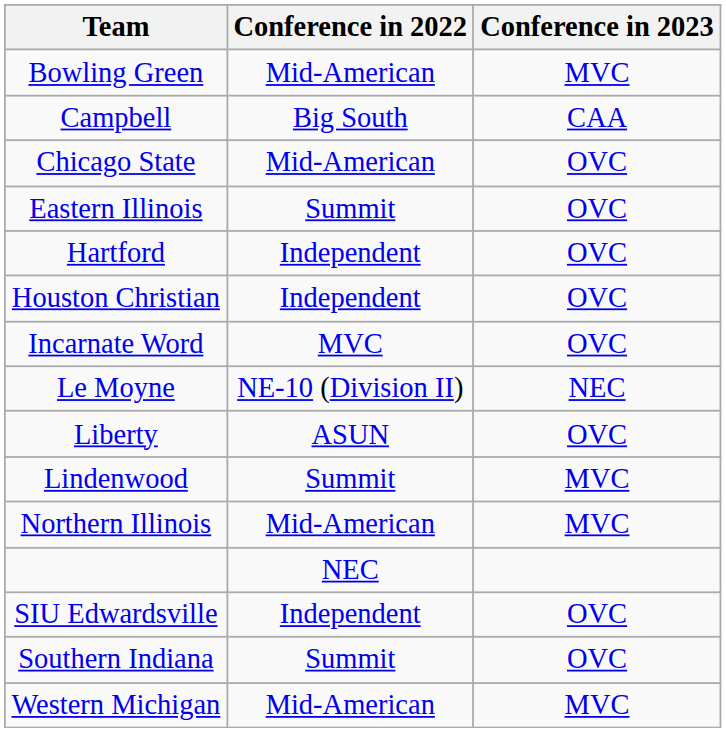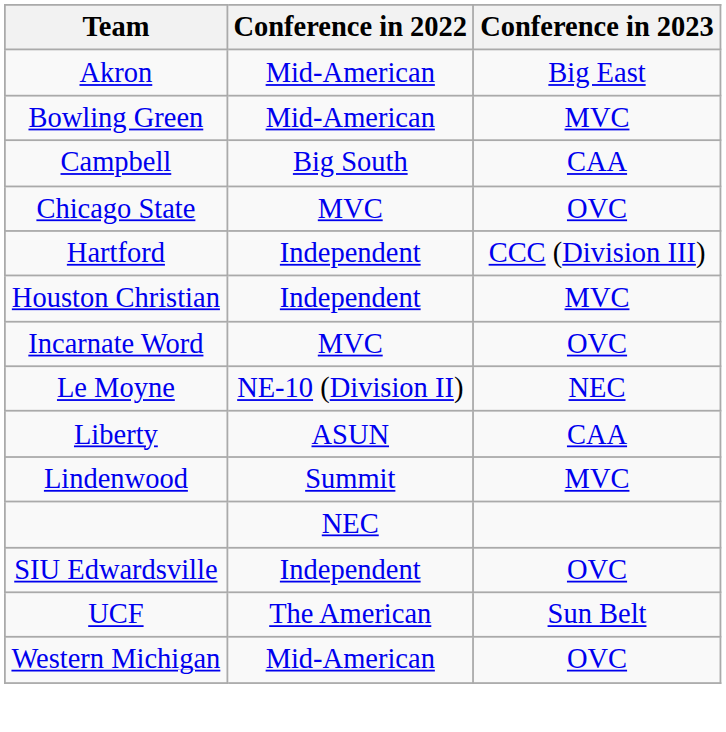+ row: (116, 72)
(350, 162) Mid-American -> (350, 207) MVC
- row: (116, 207)
(597, 252) OVC -> (597, 252) CCC (Division III)
(597, 298) OVC -> (597, 298) MVC
(597, 433) OVC -> (597, 433) CAA
- row: (116, 523)
- row: (116, 659)
+ row: (116, 614)
(597, 704) MVC -> (597, 659) OVC
